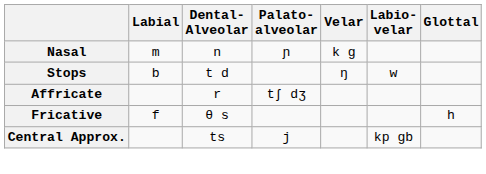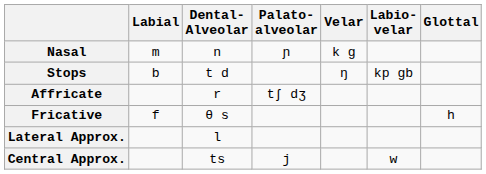(393, 73) w -> (393, 73) kp gb
+ row: (67, 137)
(393, 137) kp gb -> (393, 159) w
